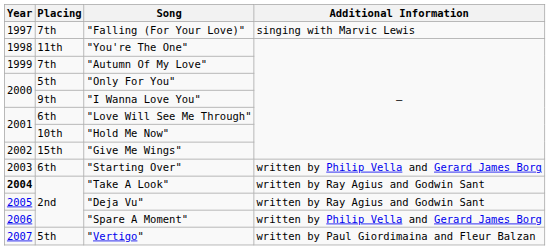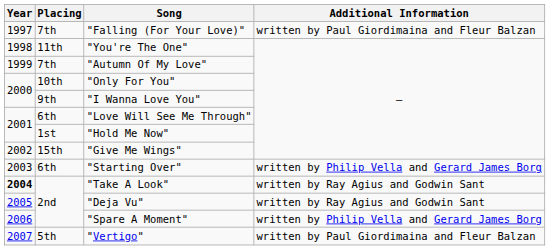(336, 30) singing with Marvic Lewis -> (396, 30) written by Paul Giordimaina and Fleur Balzan
(47, 82) 5th -> (50, 82) 10th
(50, 133) 10th -> (47, 133) 1st
